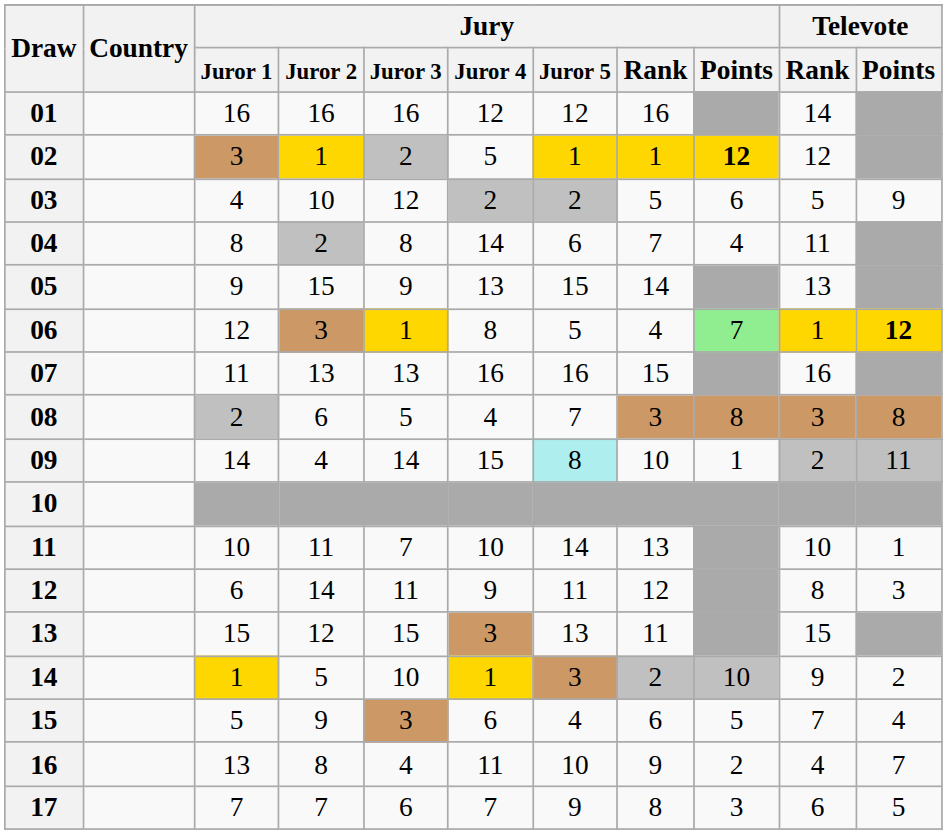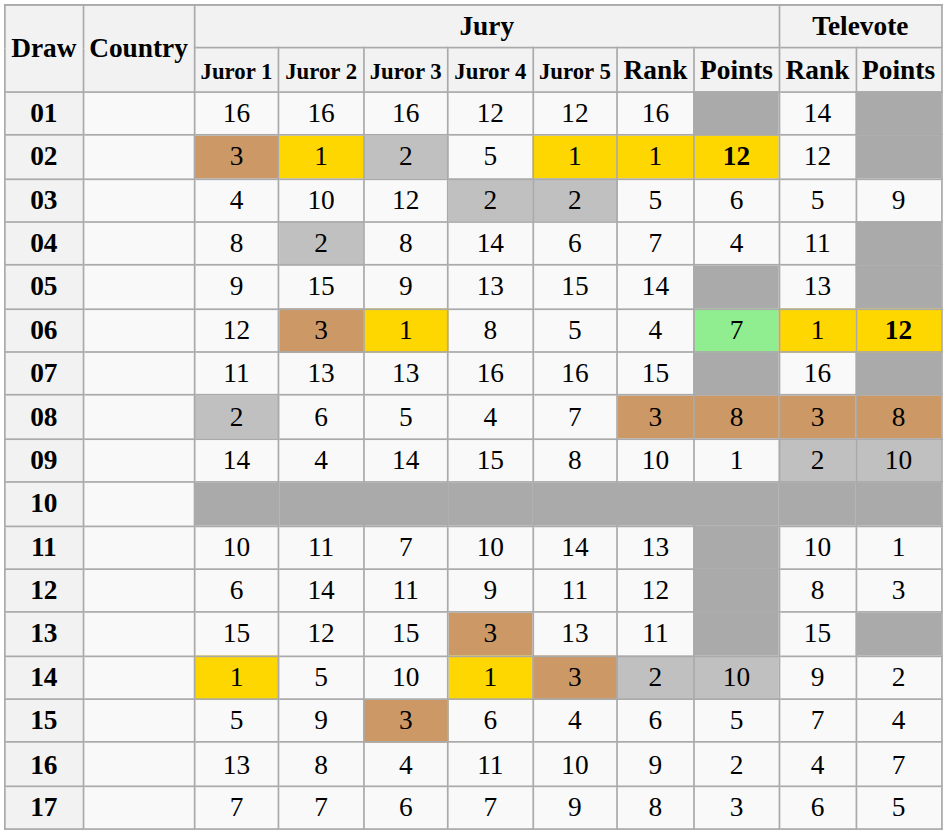(575, 460) paleturquoise background -> (575, 460) no background
(899, 460) 11 -> (899, 460) 10
